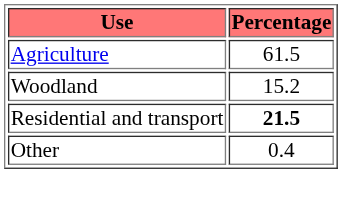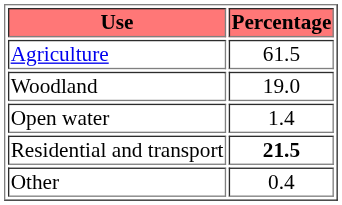(281, 86) 15.2 -> (281, 86) 19.0
+ row: (60, 118)
